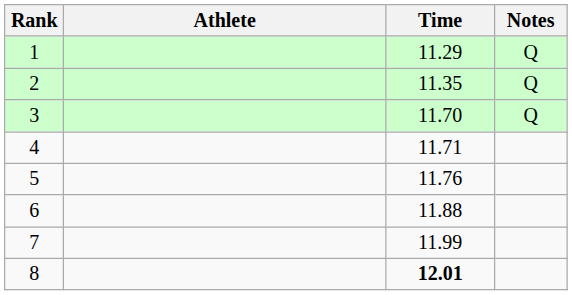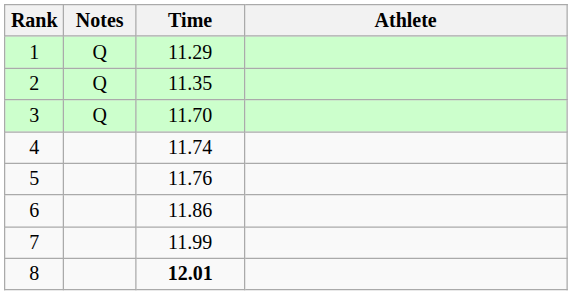columns swapped: (225, 20) <-> (531, 20)
(440, 147) 11.71 -> (190, 147) 11.74
(440, 210) 11.88 -> (190, 210) 11.86
